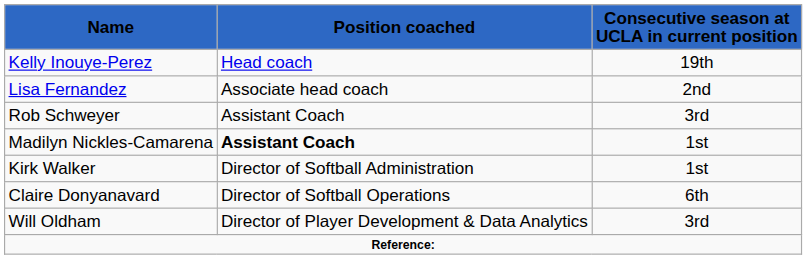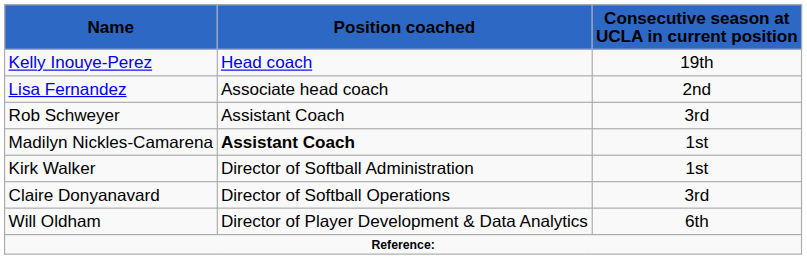(697, 194) 6th -> (697, 194) 3rd
(697, 221) 3rd -> (697, 221) 6th
